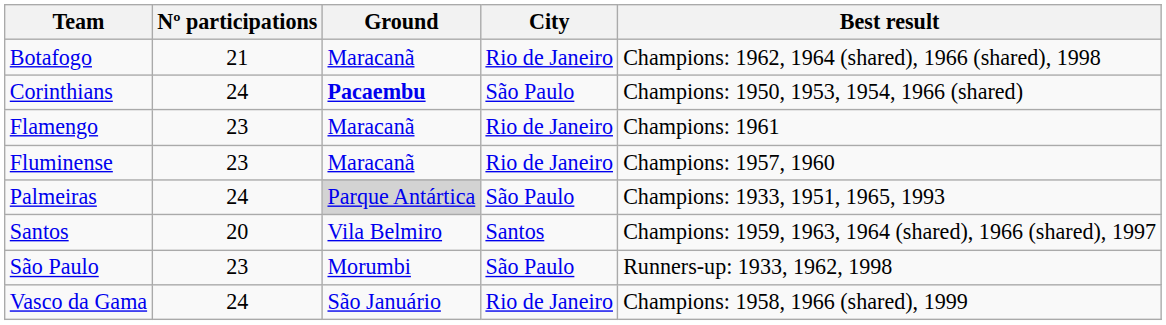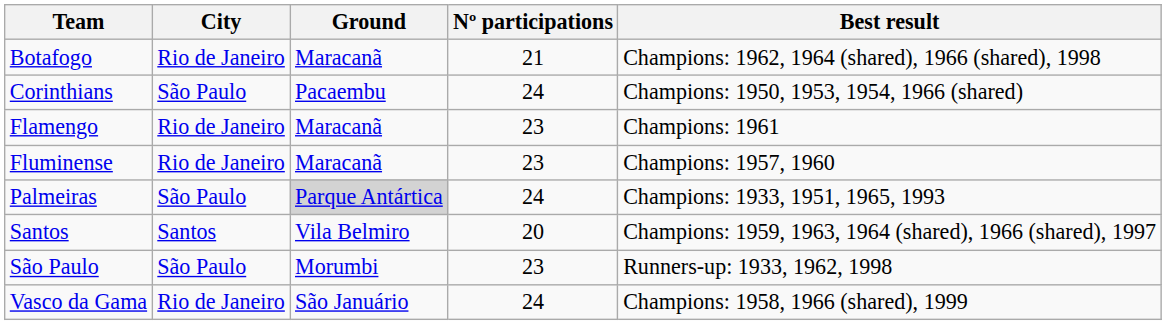columns swapped: (549, 22) <-> (237, 22)
(377, 92) bold -> (340, 92) normal
